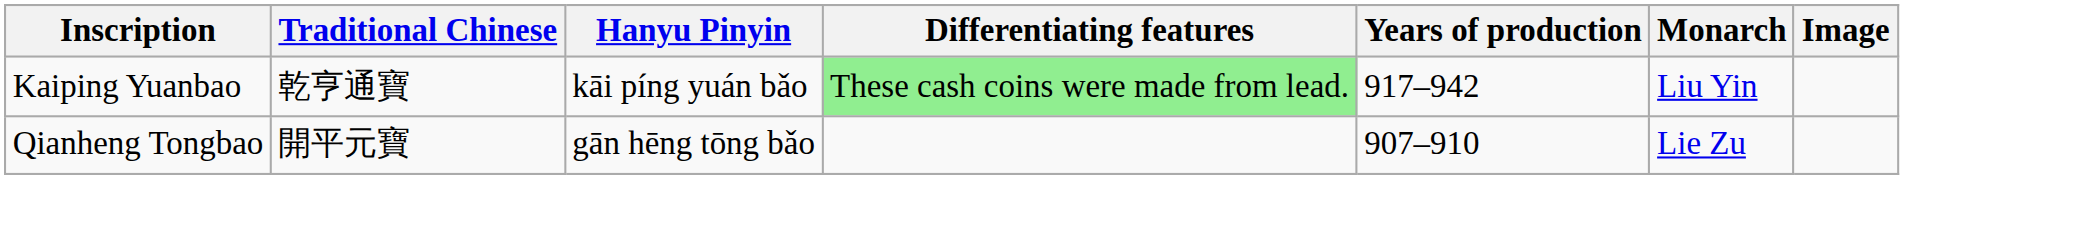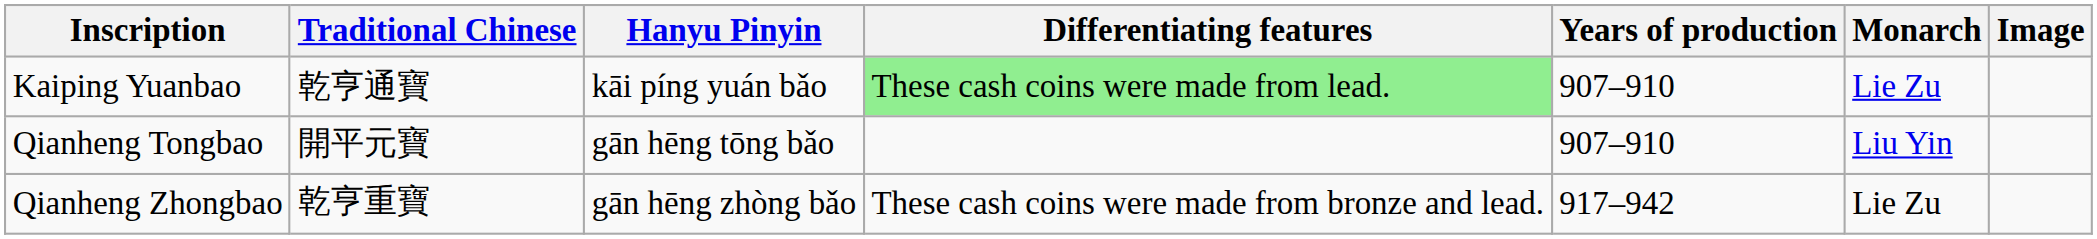(1422, 85) 917–942 -> (1617, 85) 907–910
(1707, 85) Liu Yin -> (1897, 85) Lie Zu
(1702, 144) Lie Zu -> (1902, 144) Liu Yin
+ row: (148, 202)
